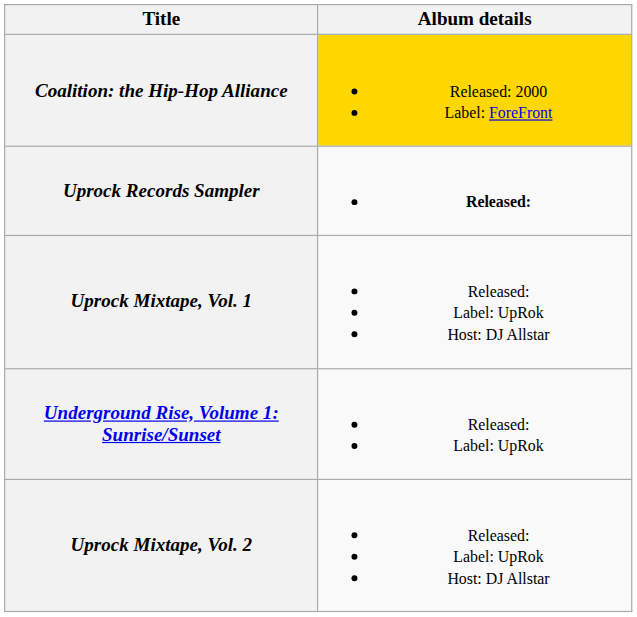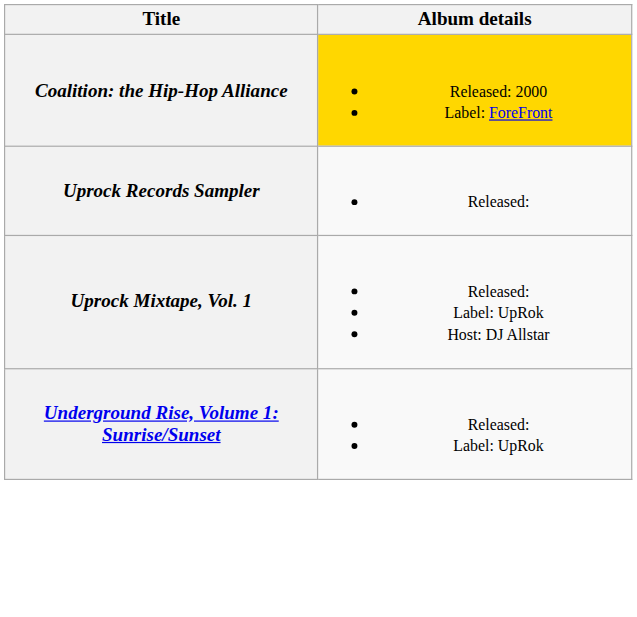(475, 201) bold -> (475, 201) normal
- row: (161, 545)
